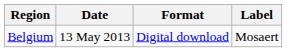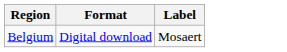- column: (95, 15)
